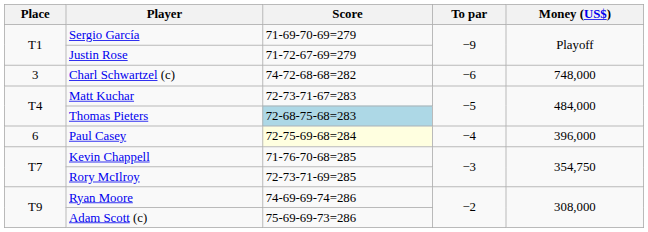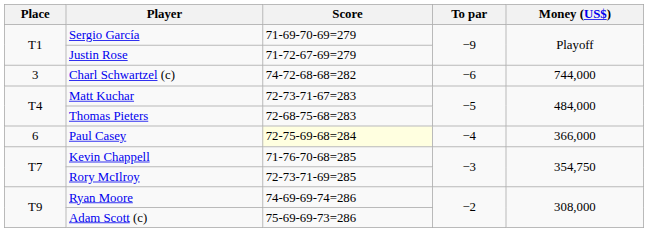(575, 75) 748,000 -> (575, 75) 744,000
(311, 116) lightblue background -> (311, 116) no background
(575, 136) 396,000 -> (575, 136) 366,000
